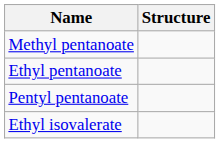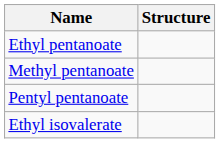rows swapped: (71, 44) <-> (65, 71)
